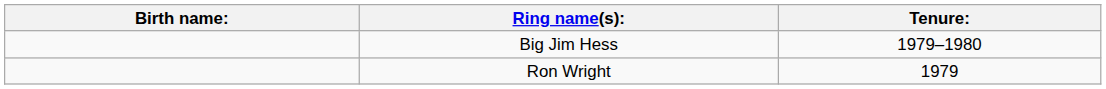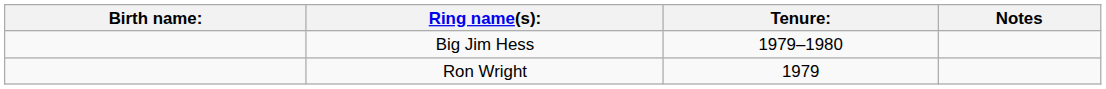+ column: (1019, 18)
